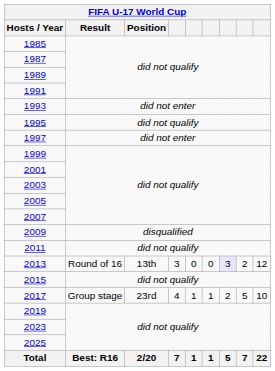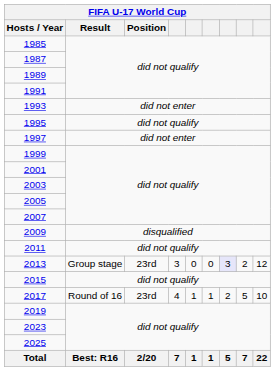(95, 264) Round of 16 -> (95, 264) Group stage
(147, 264) 13th -> (147, 264) 23rd
(95, 295) Group stage -> (95, 295) Round of 16
